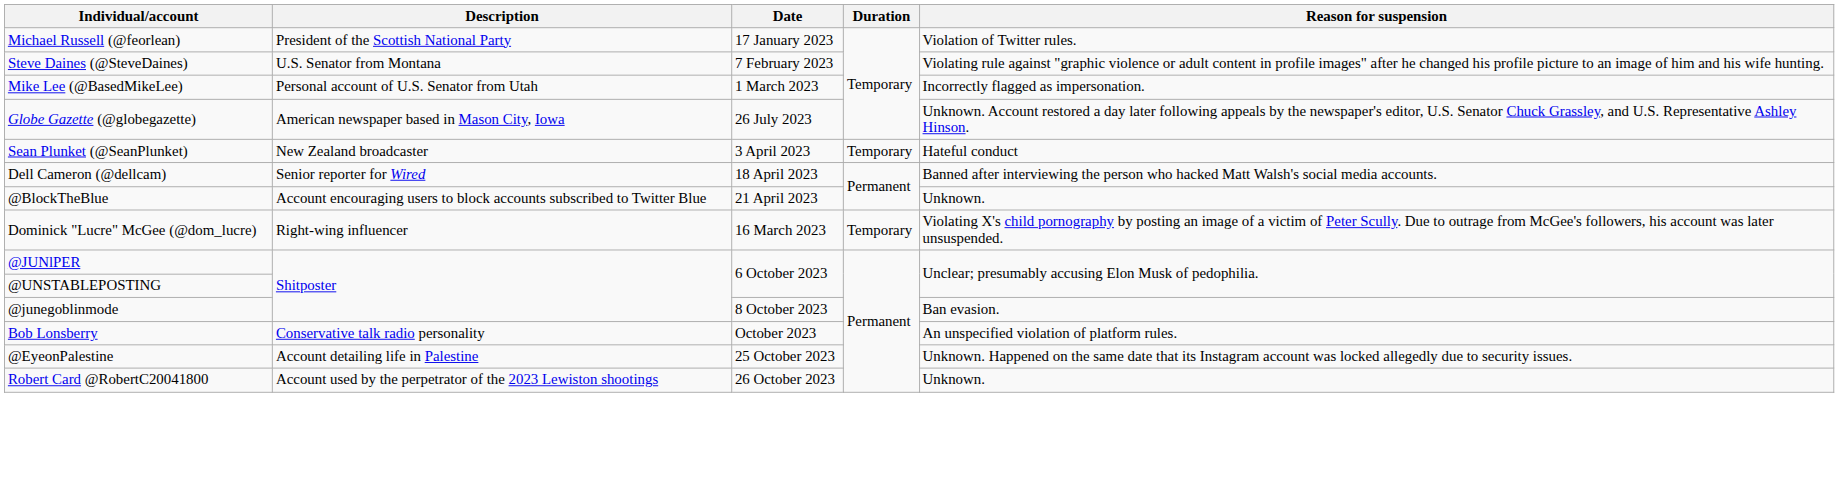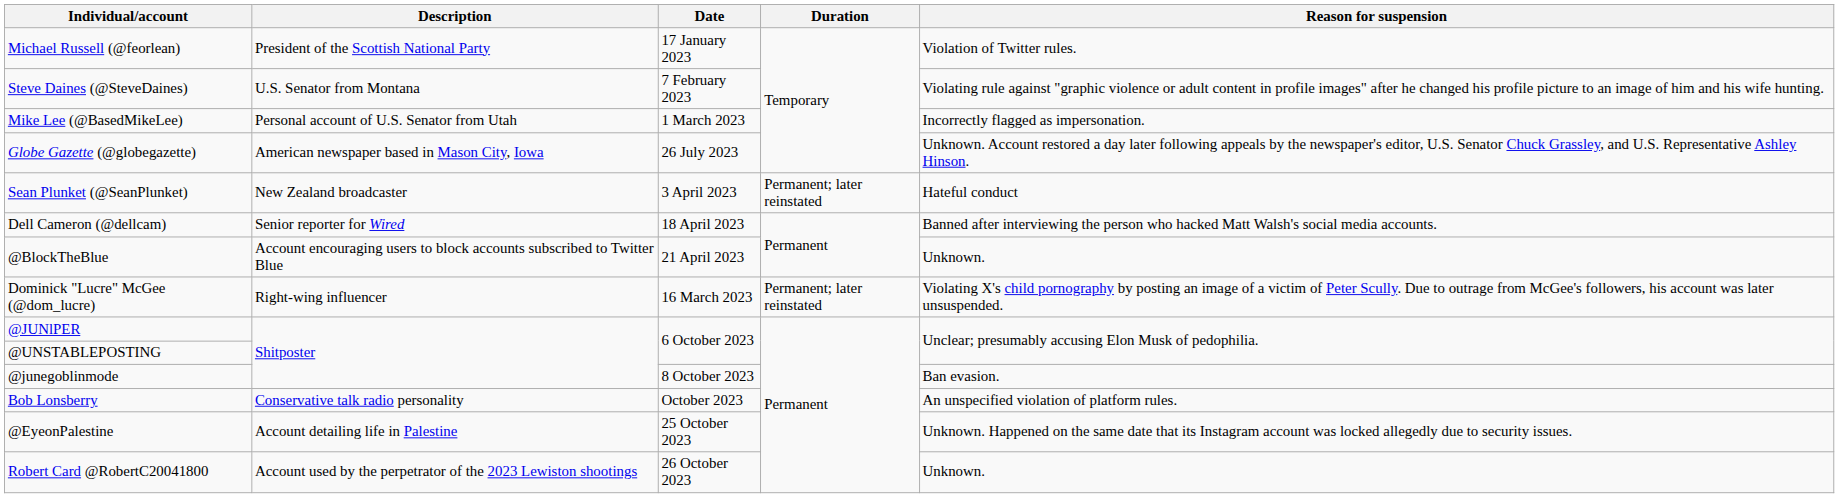(880, 151) Temporary -> (813, 192) Permanent; later reinstated
(880, 230) Temporary -> (813, 297) Permanent; later reinstated
